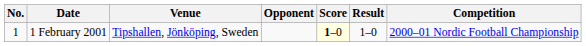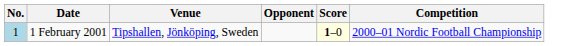- column: (368, 13)
(16, 32) no background -> (16, 32) lightblue background
